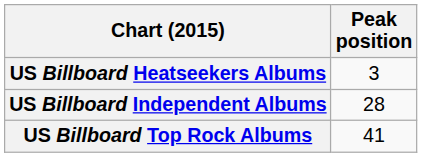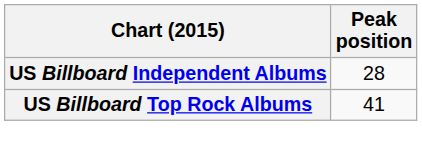- row: (168, 73)
